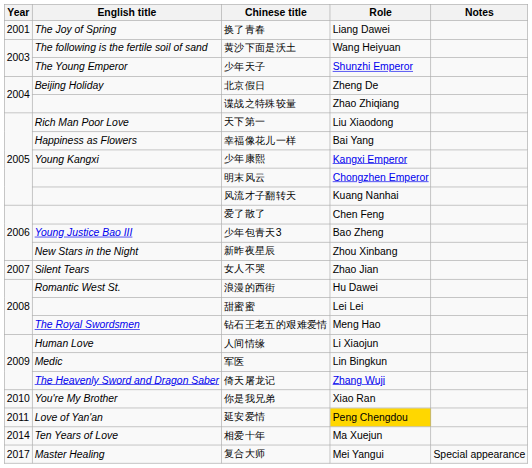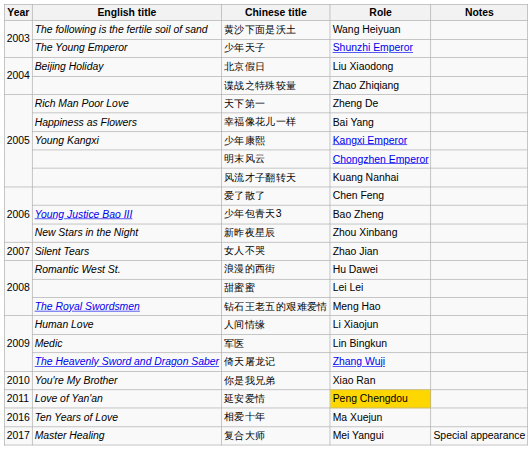- row: (245, 29)
(355, 85) Zheng De -> (363, 67) Liu Xiaodong
(363, 122) Liu Xiaodong -> (355, 103) Zheng De
(18, 435) 2014 -> (18, 417) 2016
